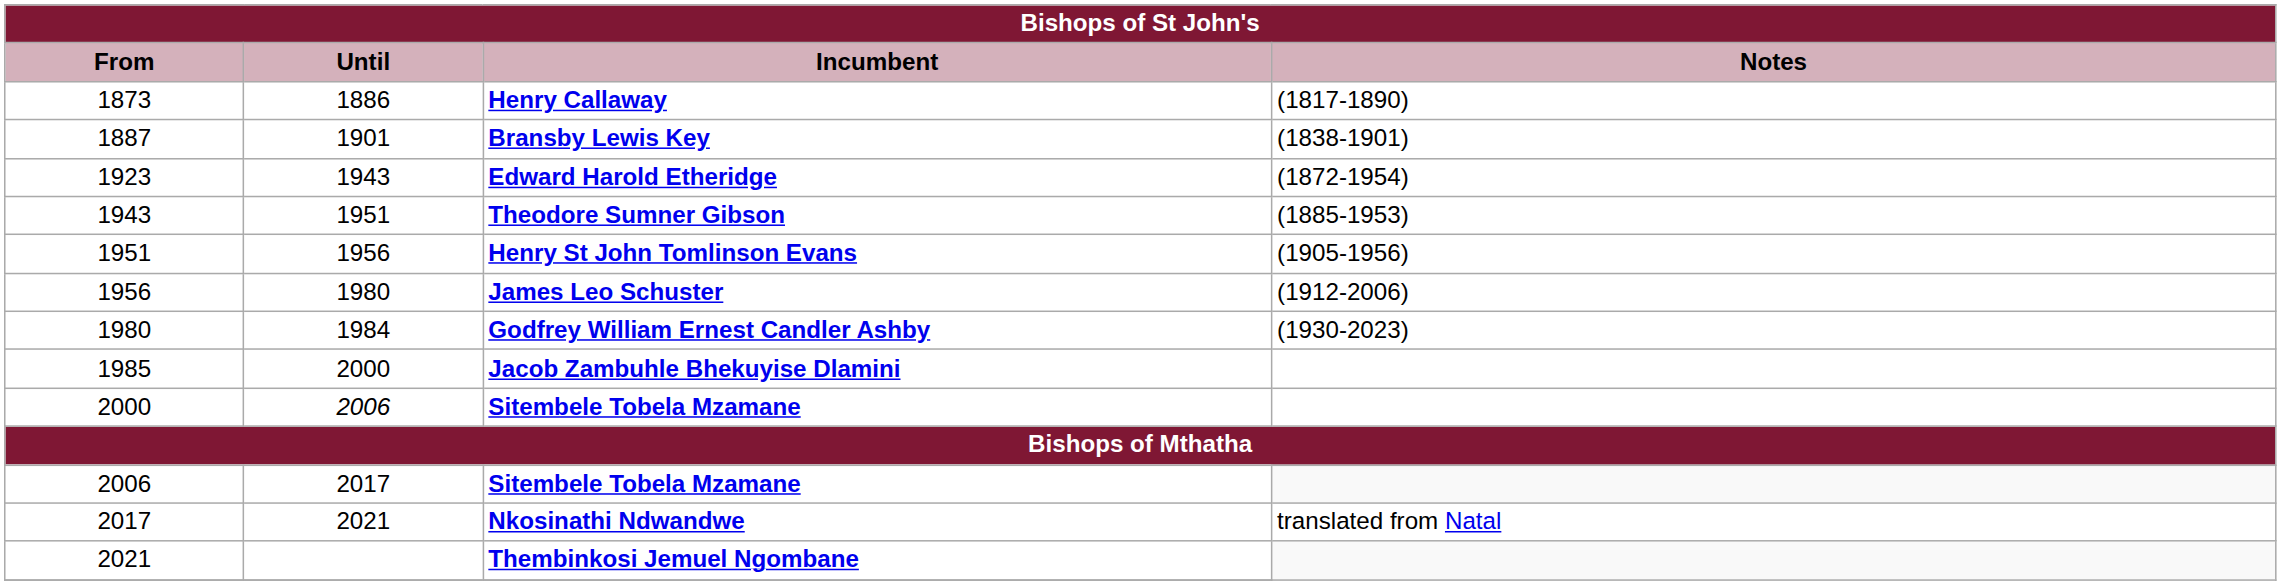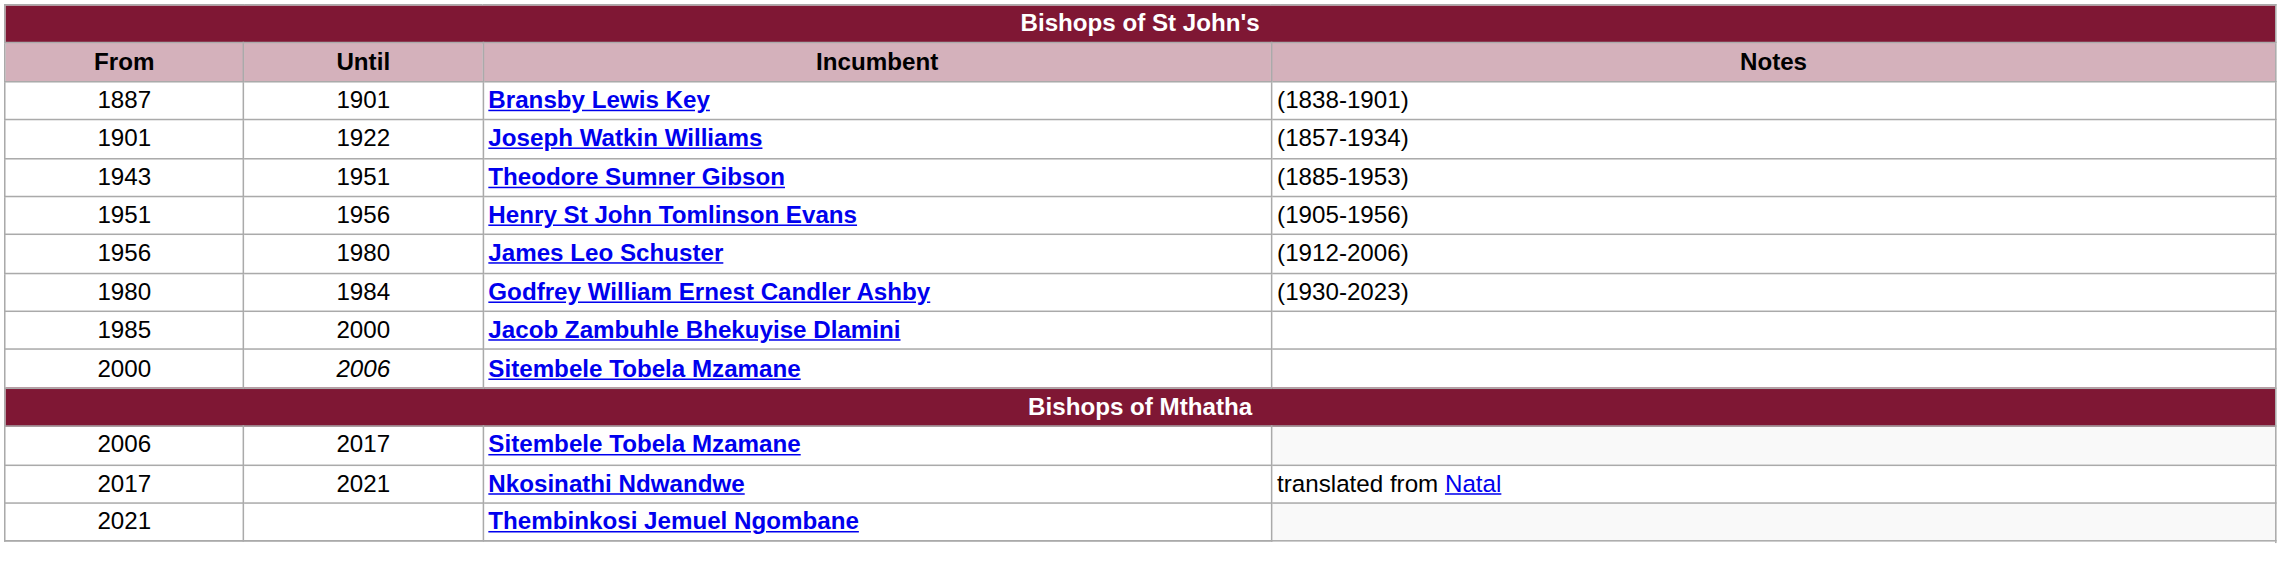- row: (124, 100)
+ row: (124, 138)
- row: (124, 176)
